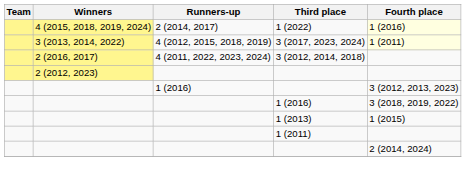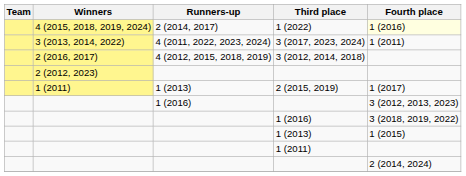(213, 42) 4 (2012, 2015, 2018, 2019) -> (213, 42) 4 (2011, 2022, 2023, 2024)
(387, 42) lightyellow background -> (387, 42) no background
(213, 57) 4 (2011, 2022, 2023, 2024) -> (213, 57) 4 (2012, 2015, 2018, 2019)
+ row: (53, 88)
